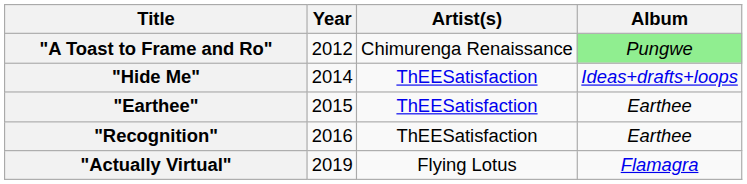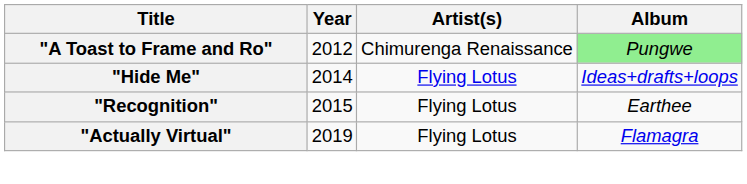(467, 77) ThEESatisfaction -> (467, 77) Flying Lotus
- row: (156, 106)
(332, 135) 2016 -> (332, 106) 2015
(467, 135) ThEESatisfaction -> (467, 106) Flying Lotus
